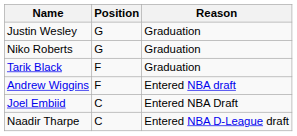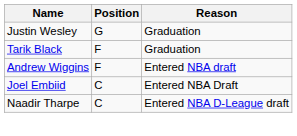- row: (40, 49)
